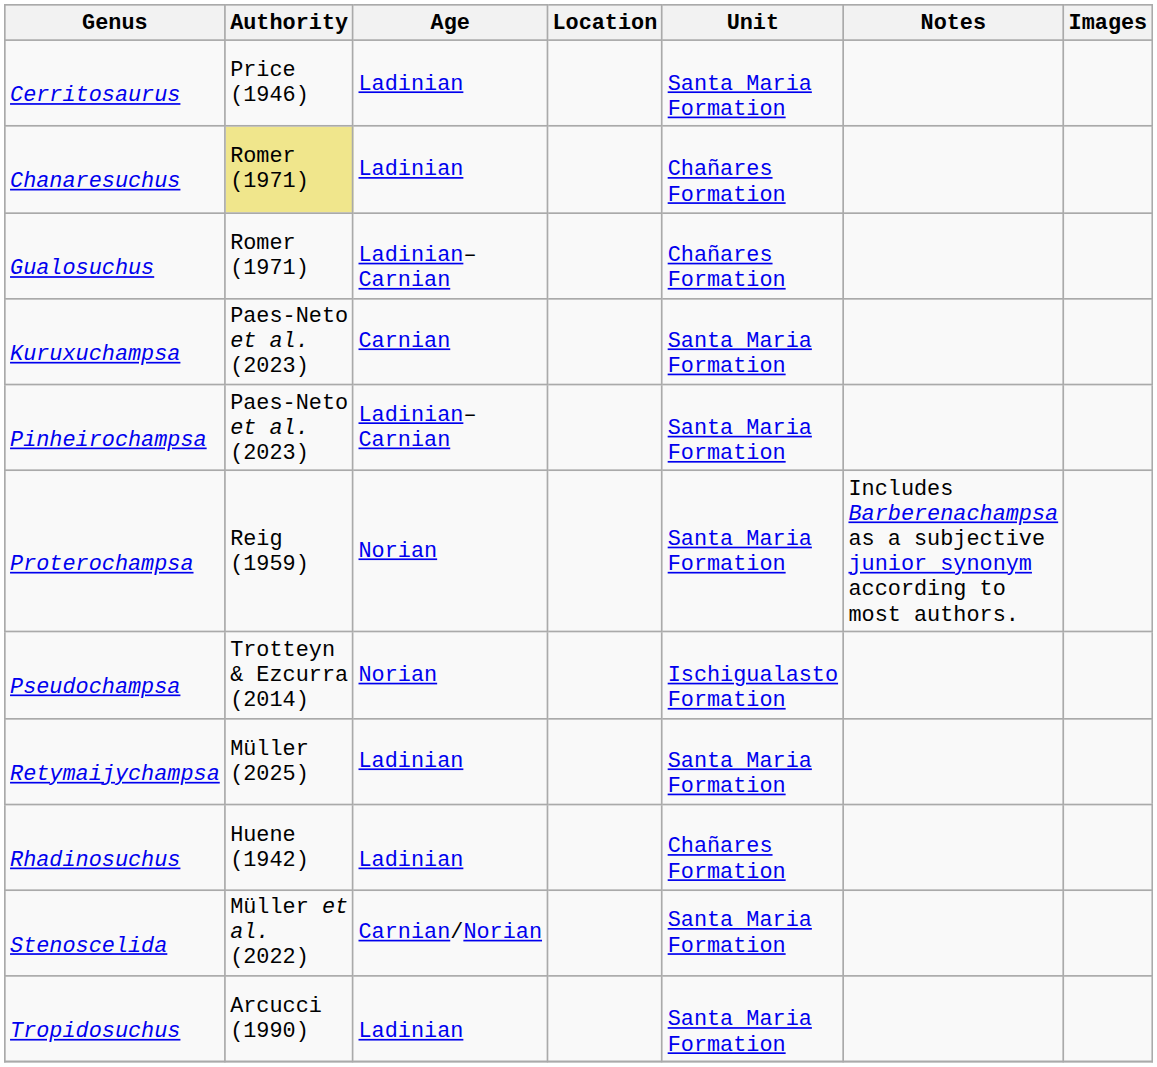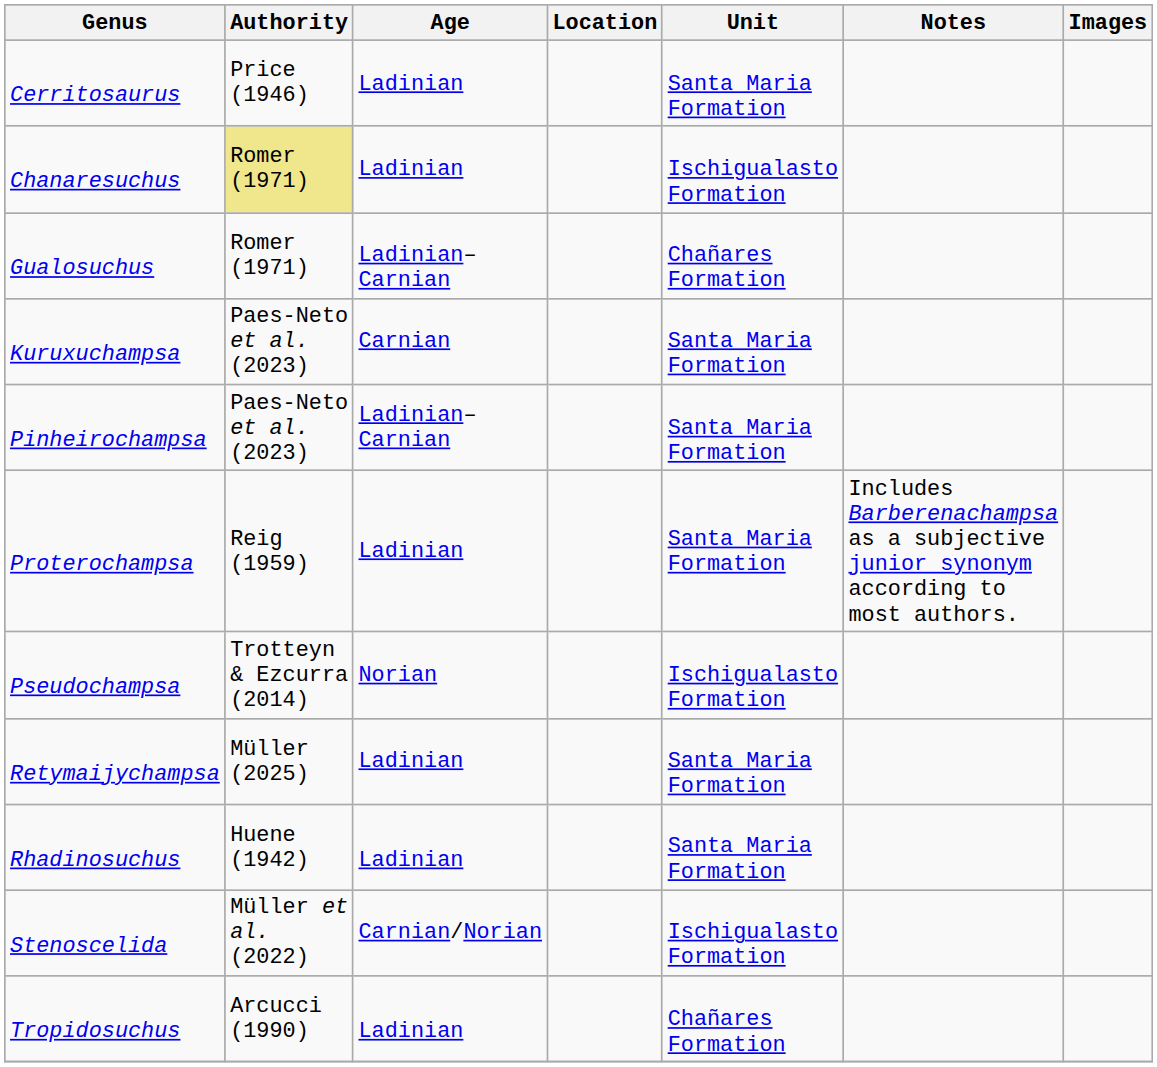(727, 182) Chañares Formation -> (753, 182) Ischigualasto Formation
(398, 551) Norian -> (411, 551) Ladinian
(727, 860) Chañares Formation -> (740, 860) Santa Maria Formation
(740, 933) Santa Maria Formation -> (753, 946) Ischigualasto Formation
(740, 1032) Santa Maria Formation -> (727, 1032) Chañares Formation
